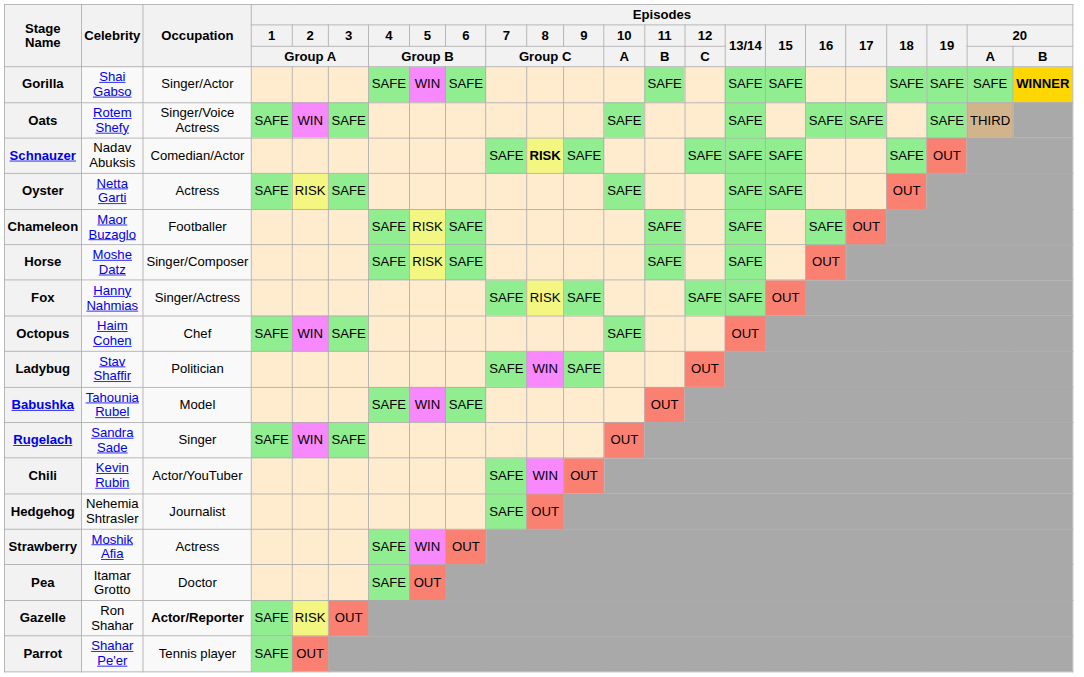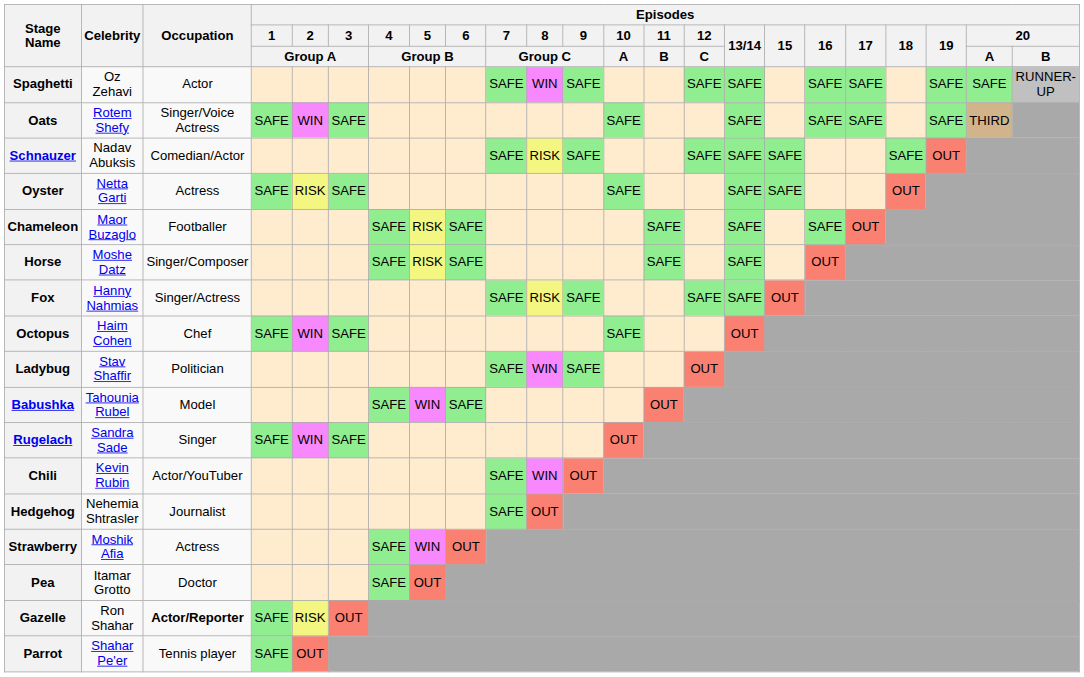- row: (43, 84)
+ row: (43, 84)
(545, 155) bold -> (545, 155) normal
